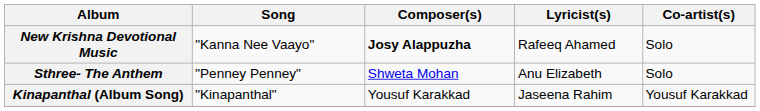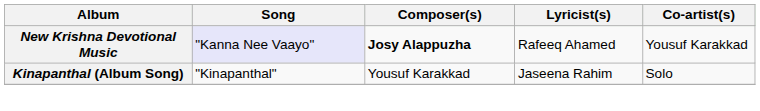(255, 44) no background -> (255, 44) lavender background
(659, 44) Solo -> (697, 44) Yousuf Karakkad
- row: (98, 73)
(697, 95) Yousuf Karakkad -> (659, 73) Solo
